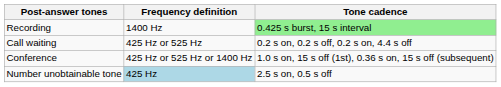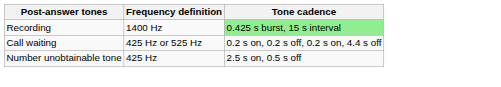- row: (32, 58)
(142, 74) lightblue background -> (142, 58) no background
